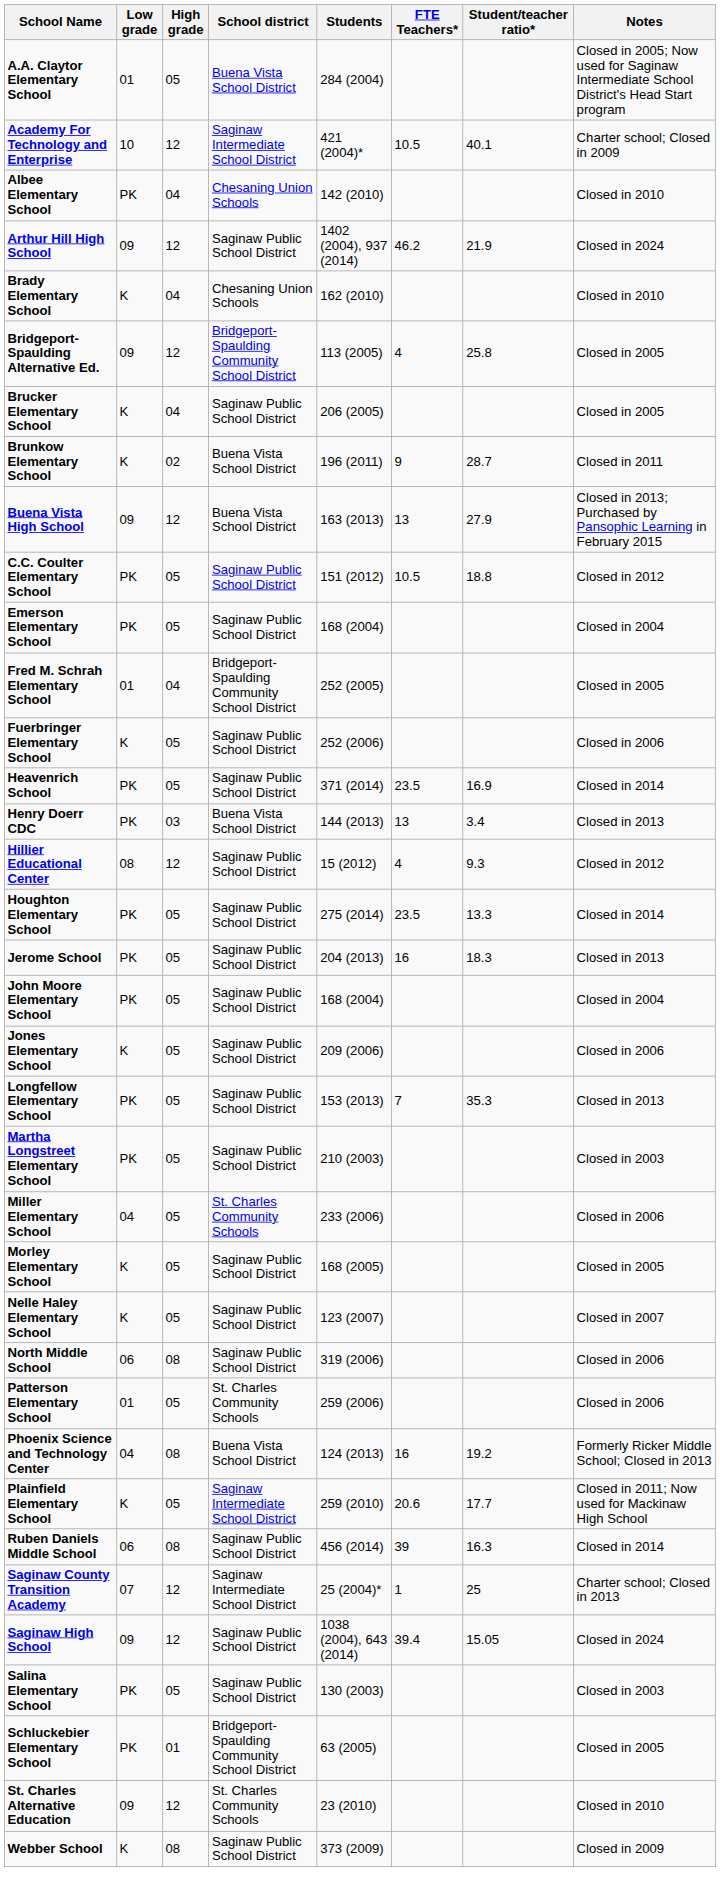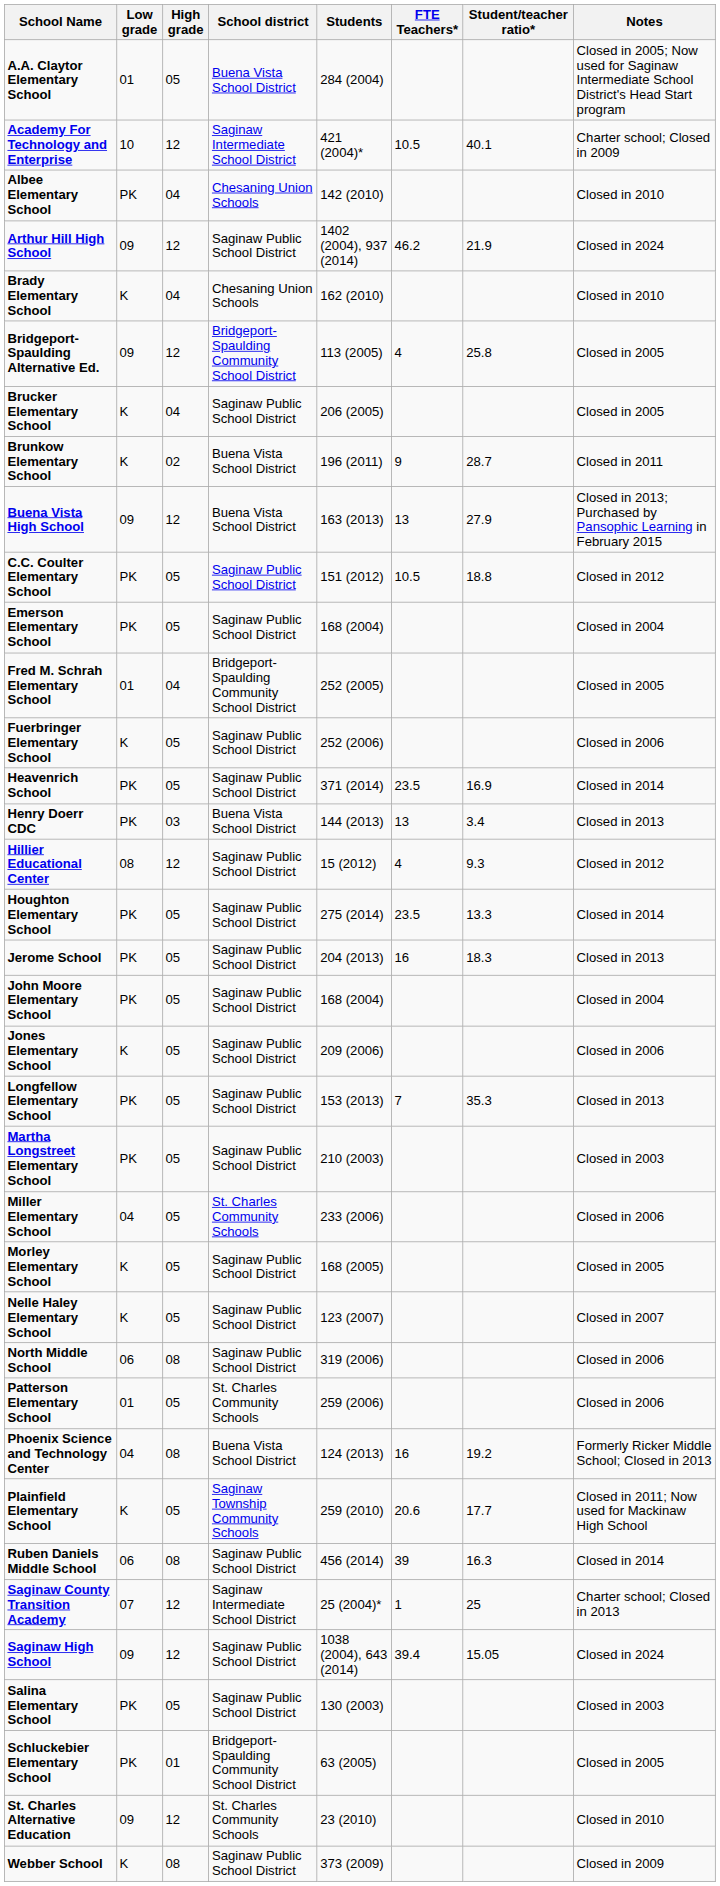(254, 1503) Saginaw Intermediate School District -> (245, 1511) Saginaw Township Community Schools
